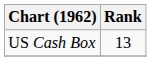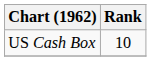(123, 42) 13 -> (123, 42) 10
